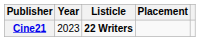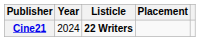(68, 28) 2023 -> (68, 28) 2024
